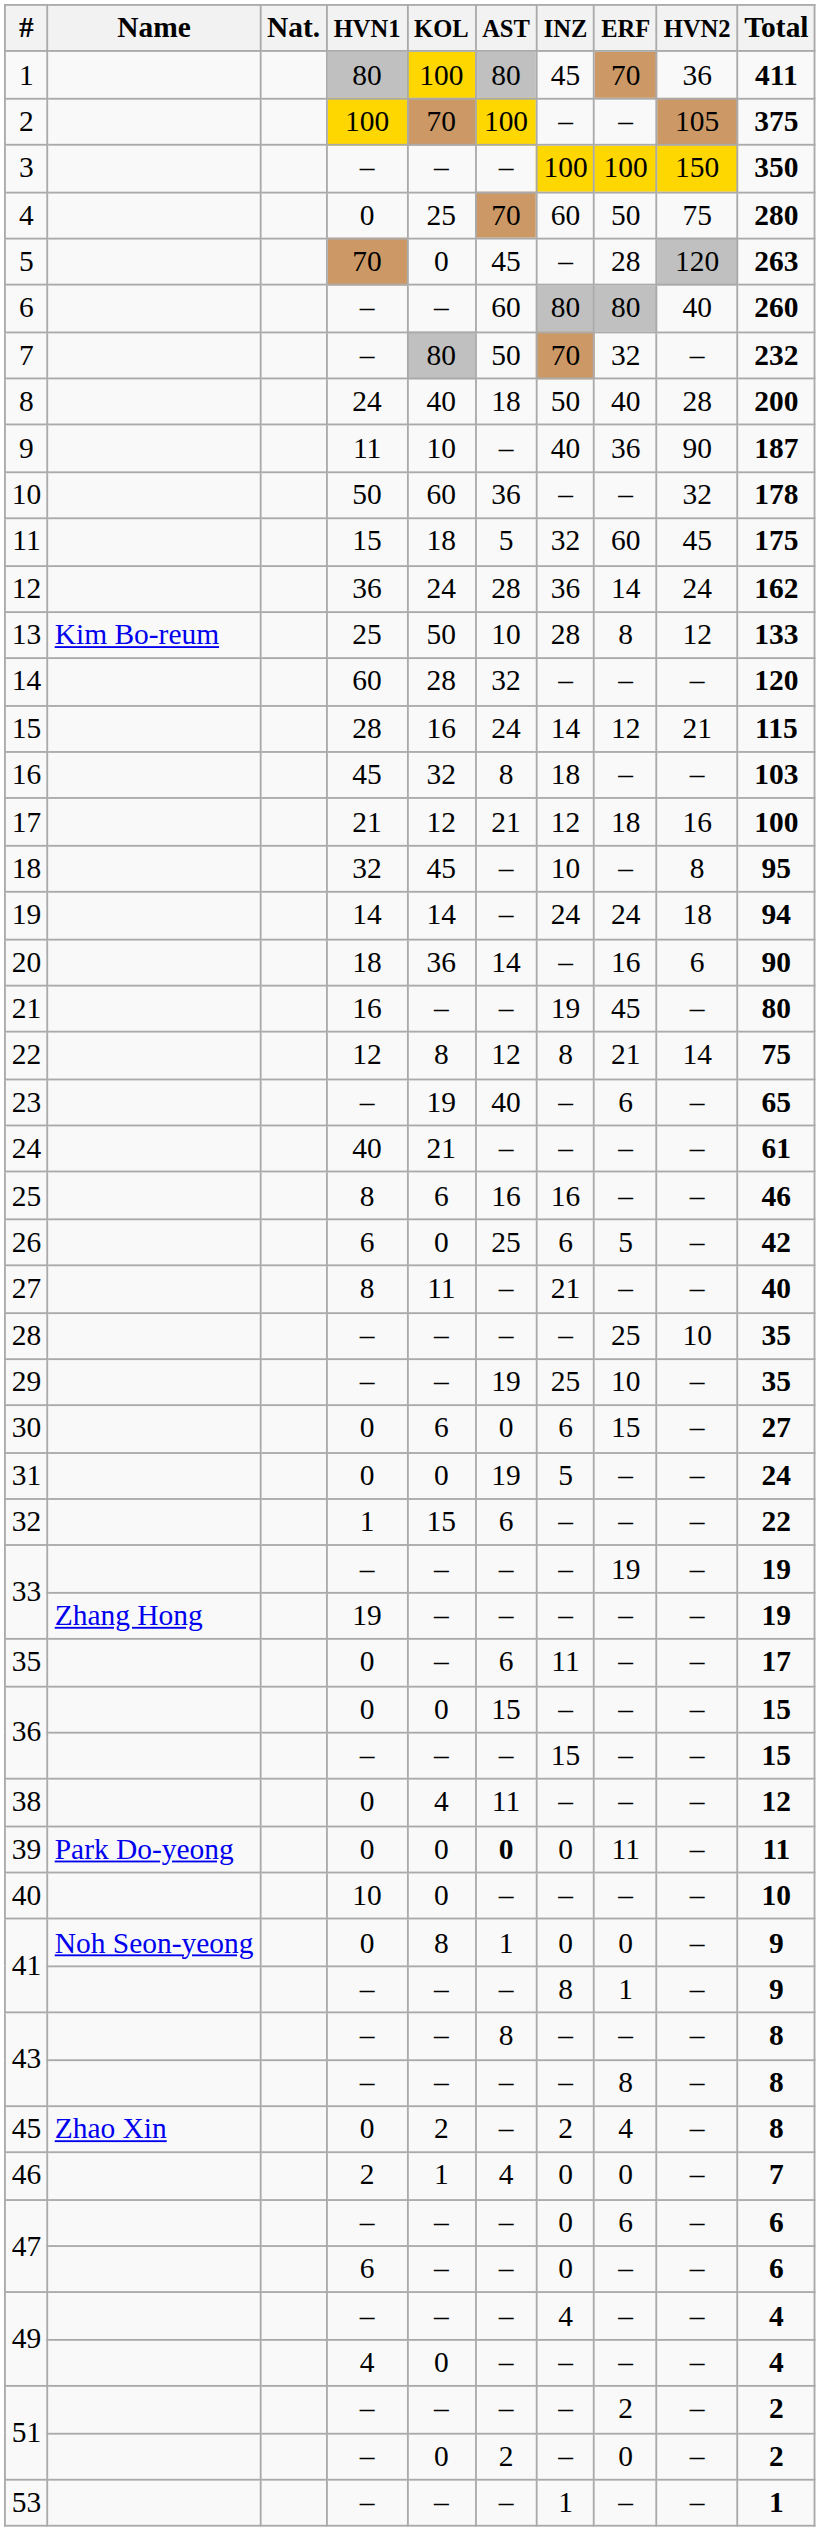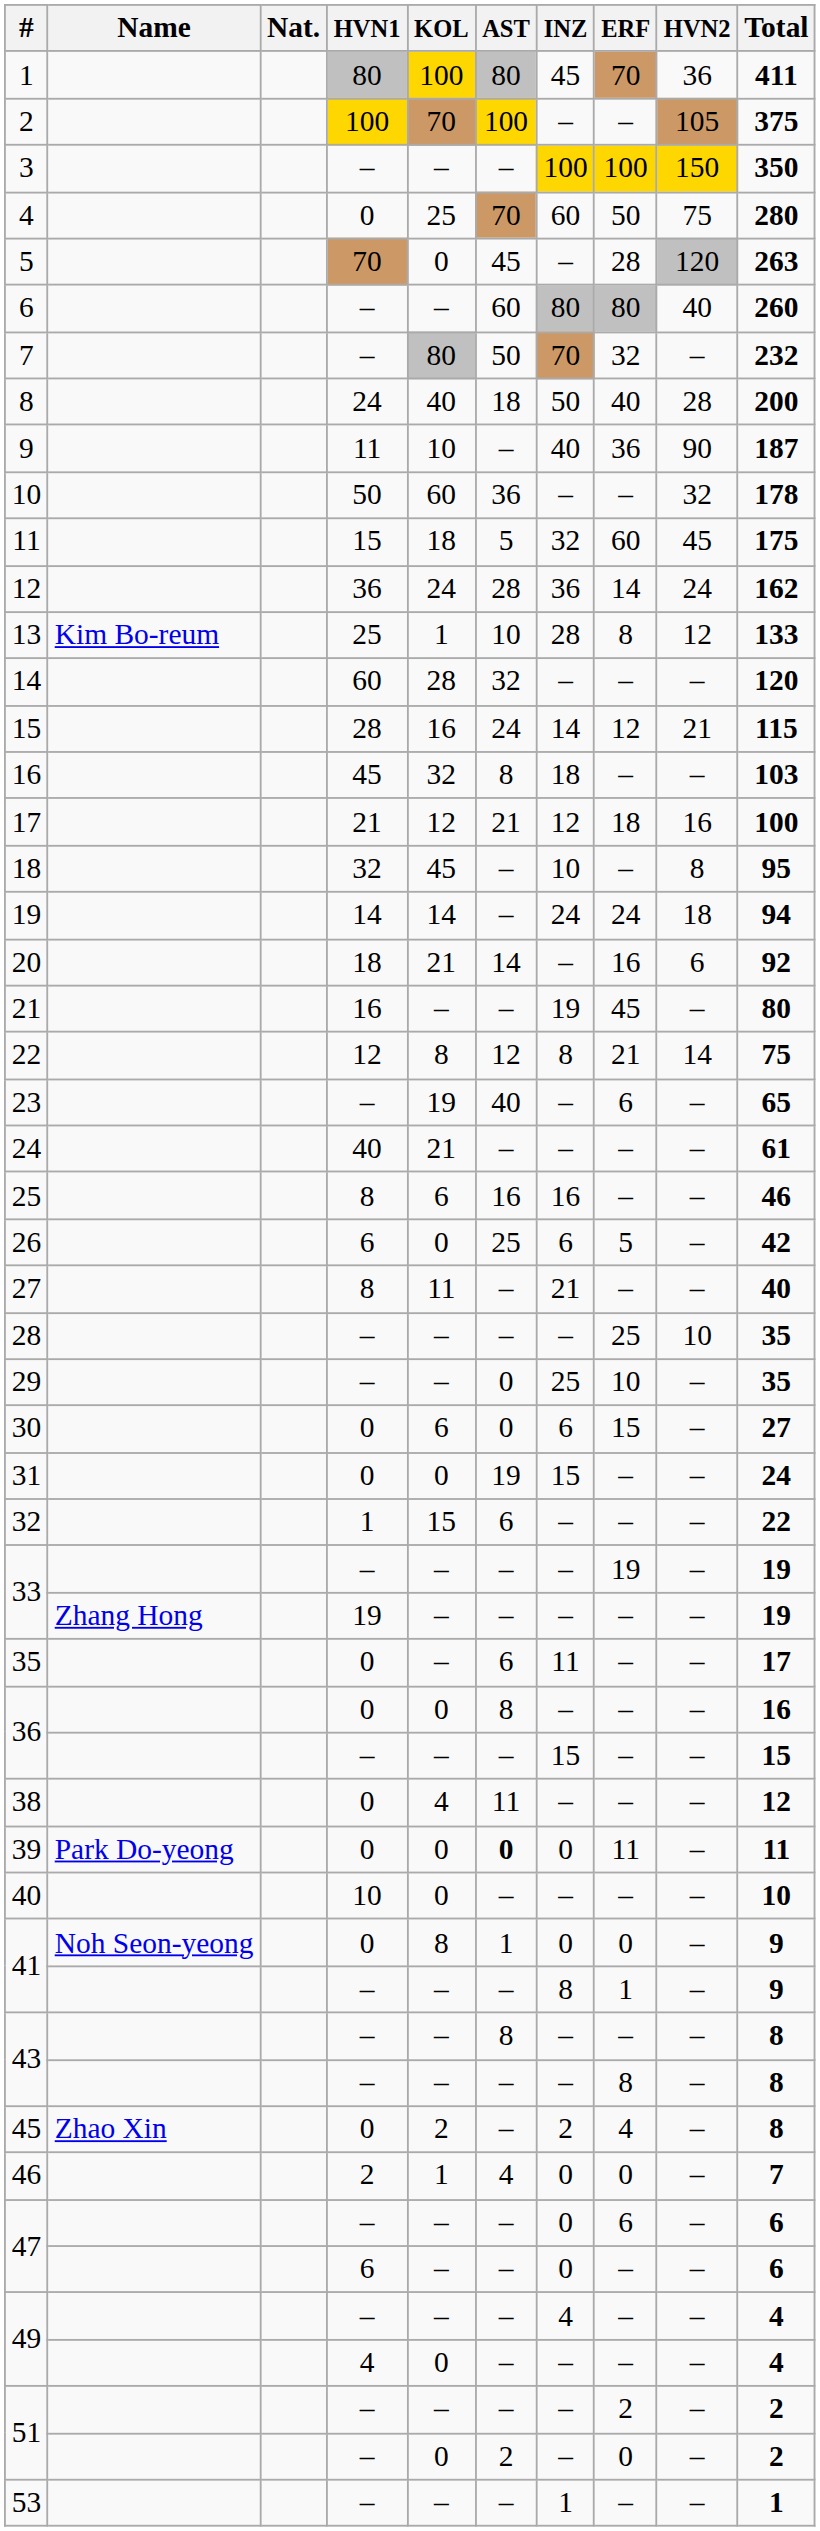(441, 634) 50 -> (441, 634) 1
(441, 961) 36 -> (441, 961) 21
(776, 961) 90 -> (776, 961) 92
(506, 1381) 19 -> (506, 1381) 0
(566, 1475) 5 -> (566, 1475) 15
(506, 1708) 15 -> (506, 1708) 8
(776, 1708) 15 -> (776, 1708) 16
